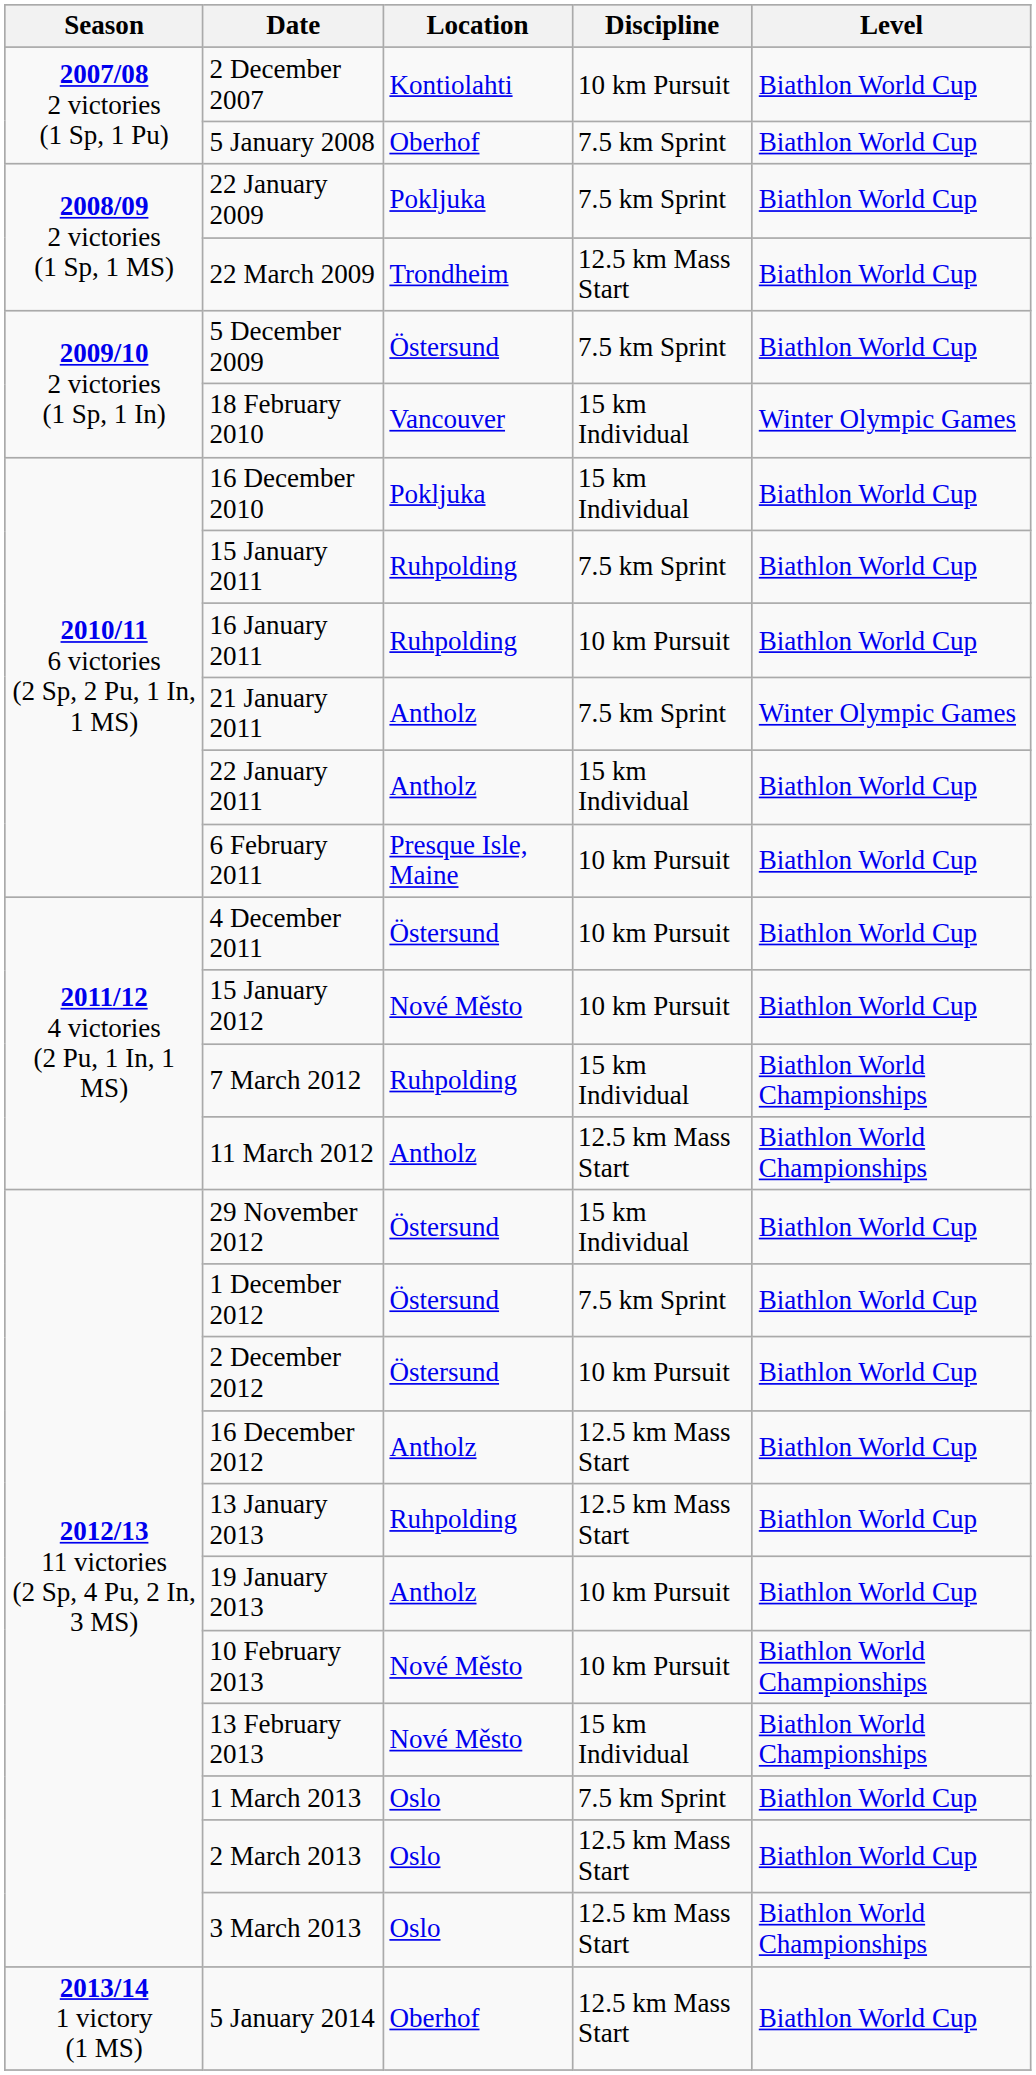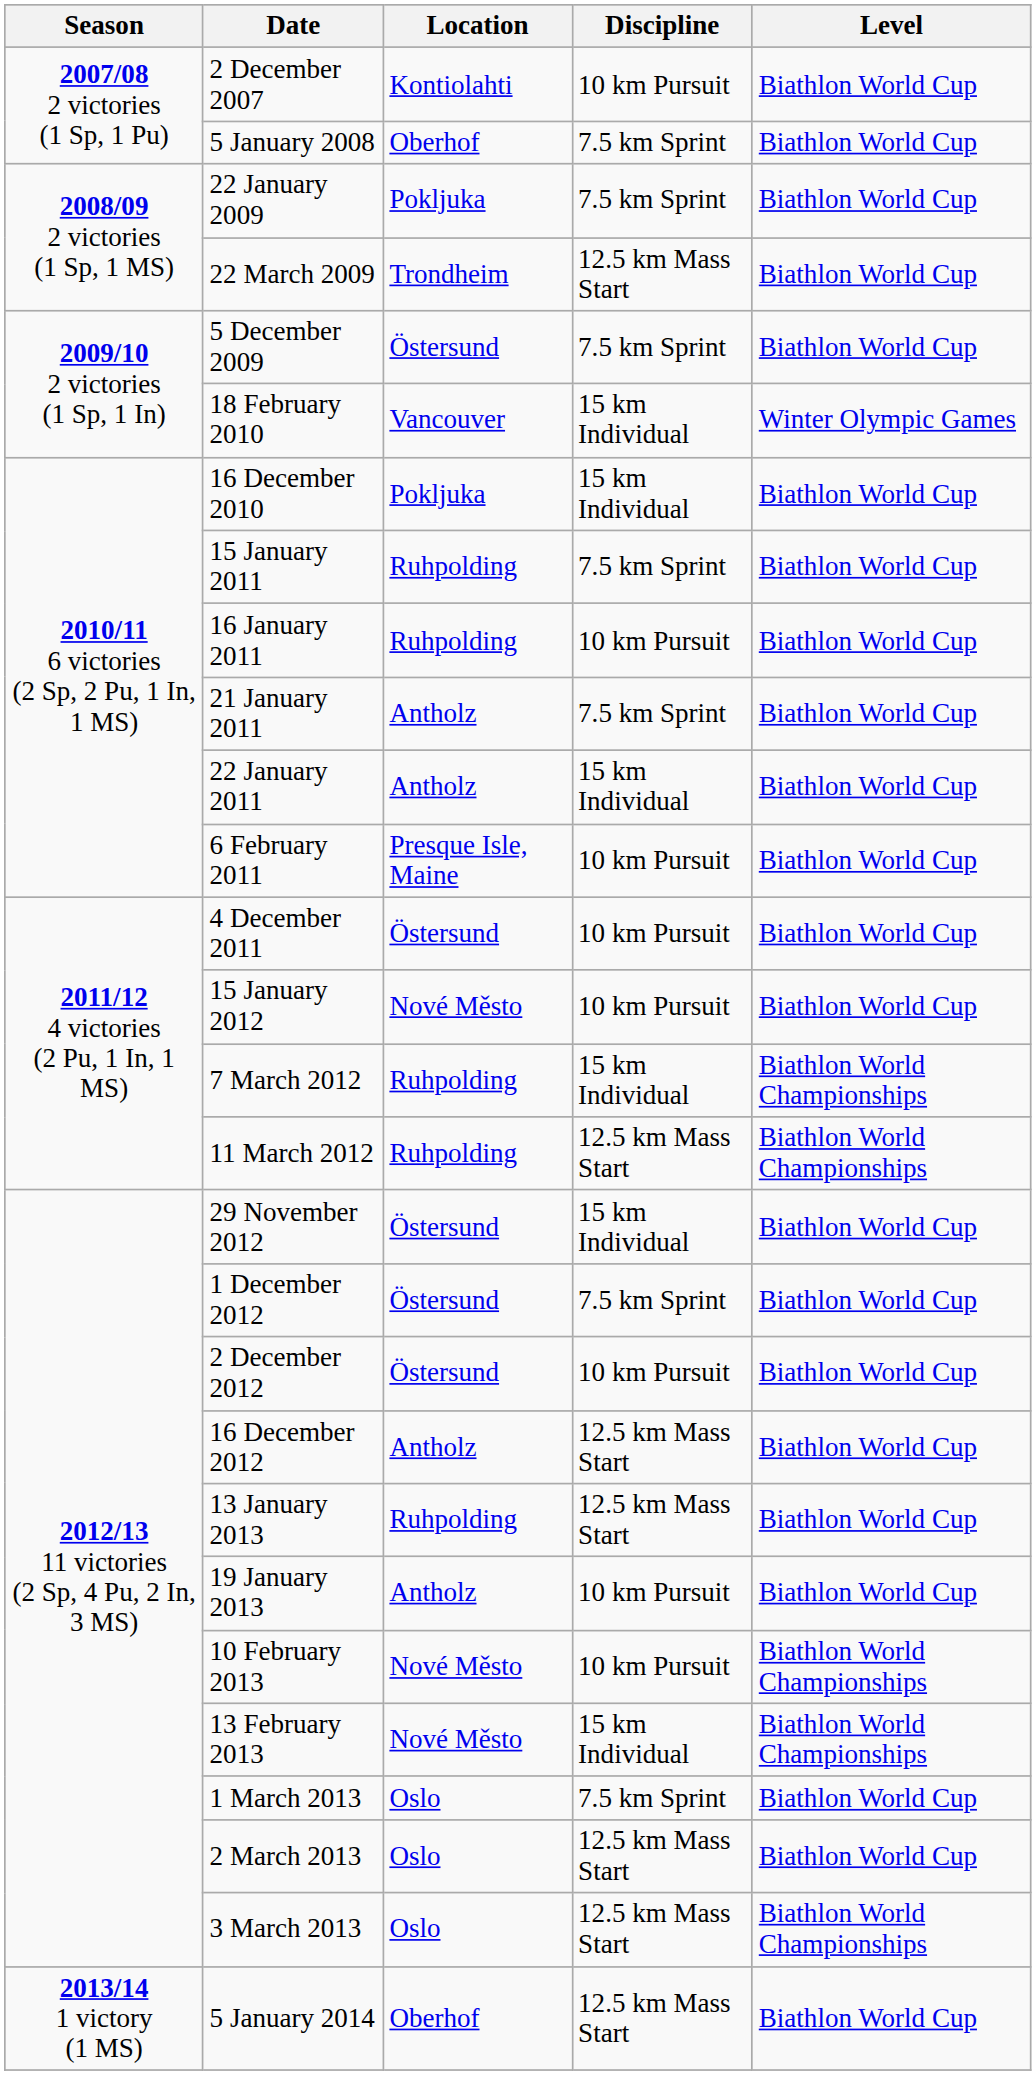(887, 713) Winter Olympic Games -> (868, 713) Biathlon World Cup
(433, 1153) Antholz -> (453, 1153) Ruhpolding
